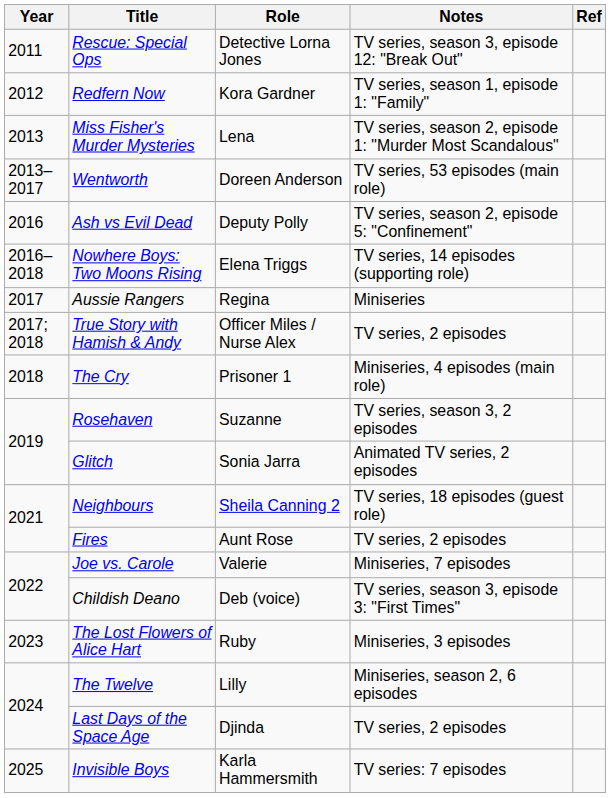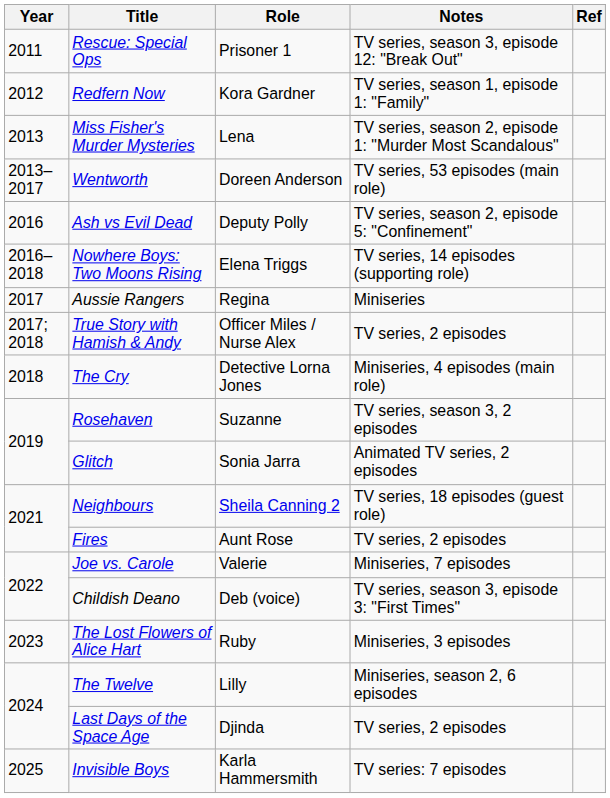(275, 51) Detective Lorna Jones -> (255, 51) Prisoner 1
(255, 376) Prisoner 1 -> (275, 376) Detective Lorna Jones
